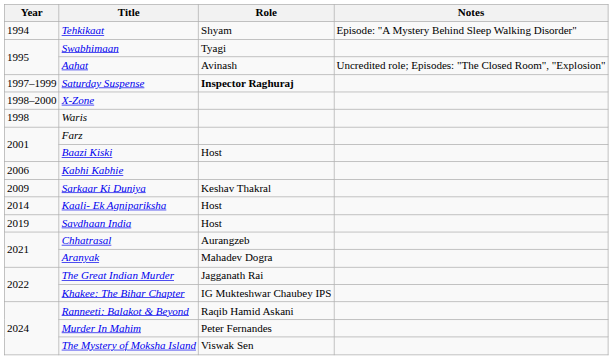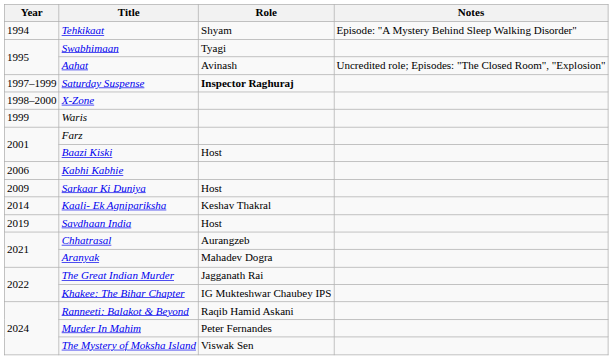(18, 118) 1998 -> (18, 118) 1999
(236, 188) Keshav Thakral -> (211, 188) Host
(211, 205) Host -> (236, 205) Keshav Thakral
